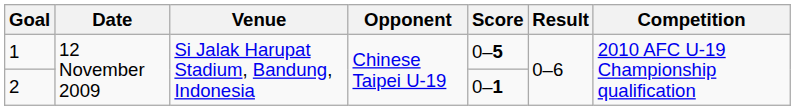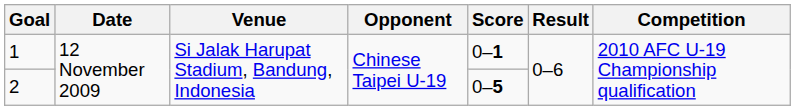(487, 52) 0–5 -> (487, 52) 0–1
(487, 87) 0–1 -> (487, 87) 0–5
